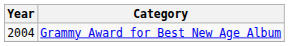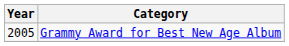(21, 32) 2004 -> (21, 32) 2005
